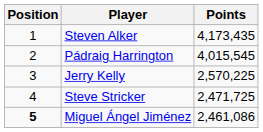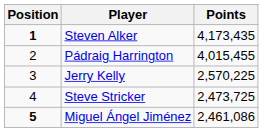(33, 35) normal -> (33, 35) bold
(226, 55) 4,015,545 -> (226, 55) 4,015,455
(226, 96) 2,471,725 -> (226, 96) 2,473,725
